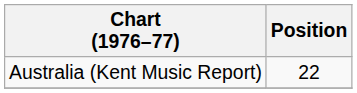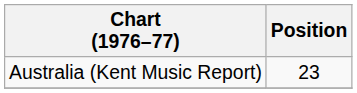(309, 72) 22 -> (309, 72) 23
